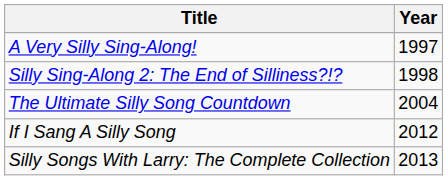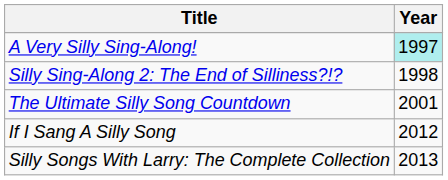(418, 47) no background -> (418, 47) paleturquoise background
(418, 103) 2004 -> (418, 103) 2001
